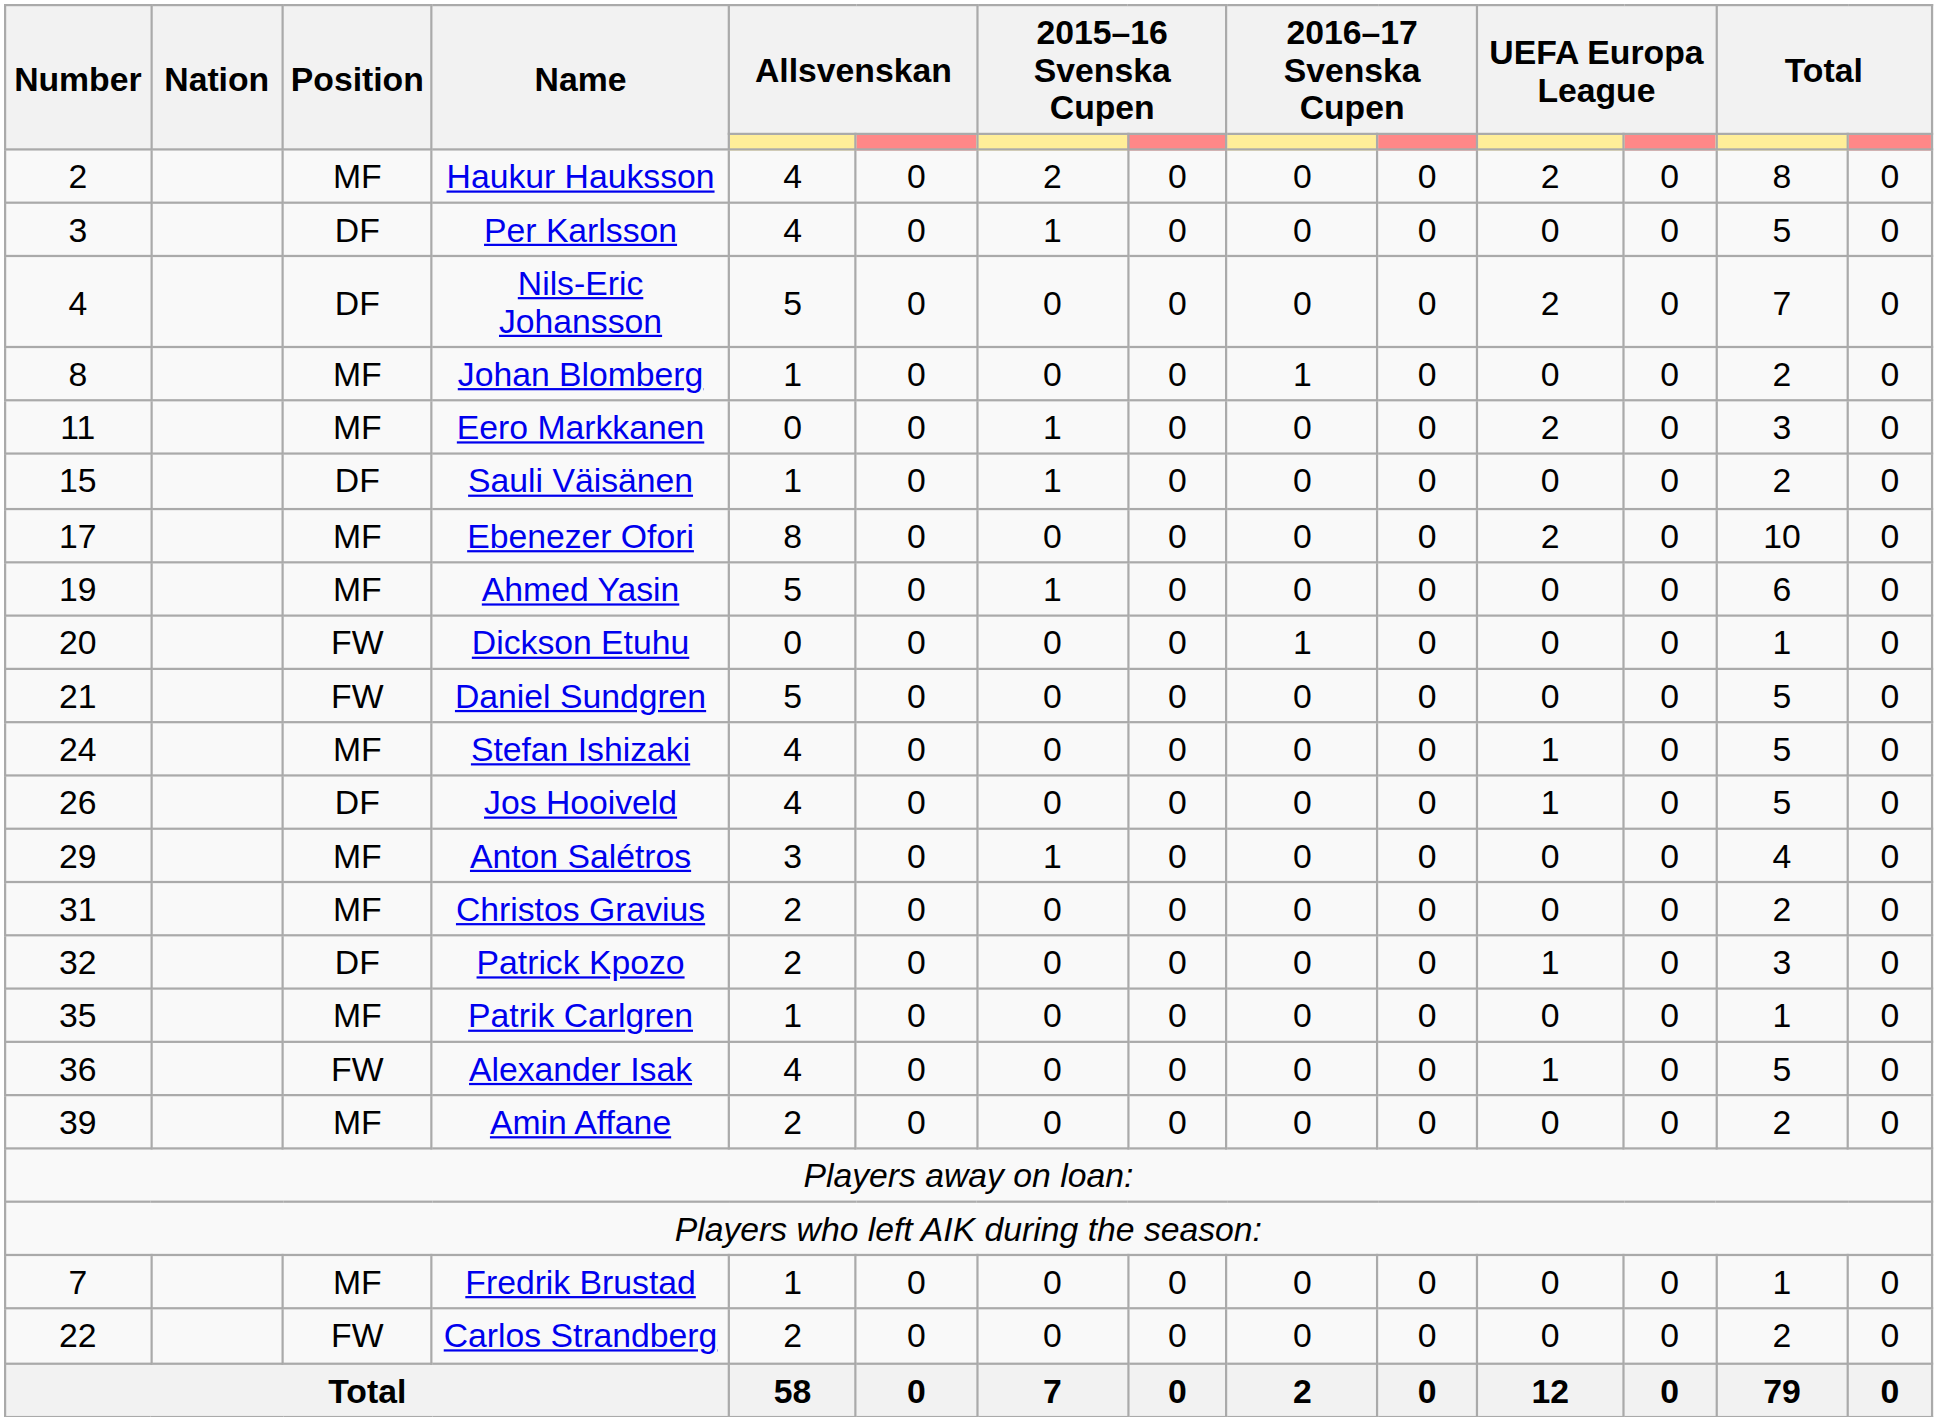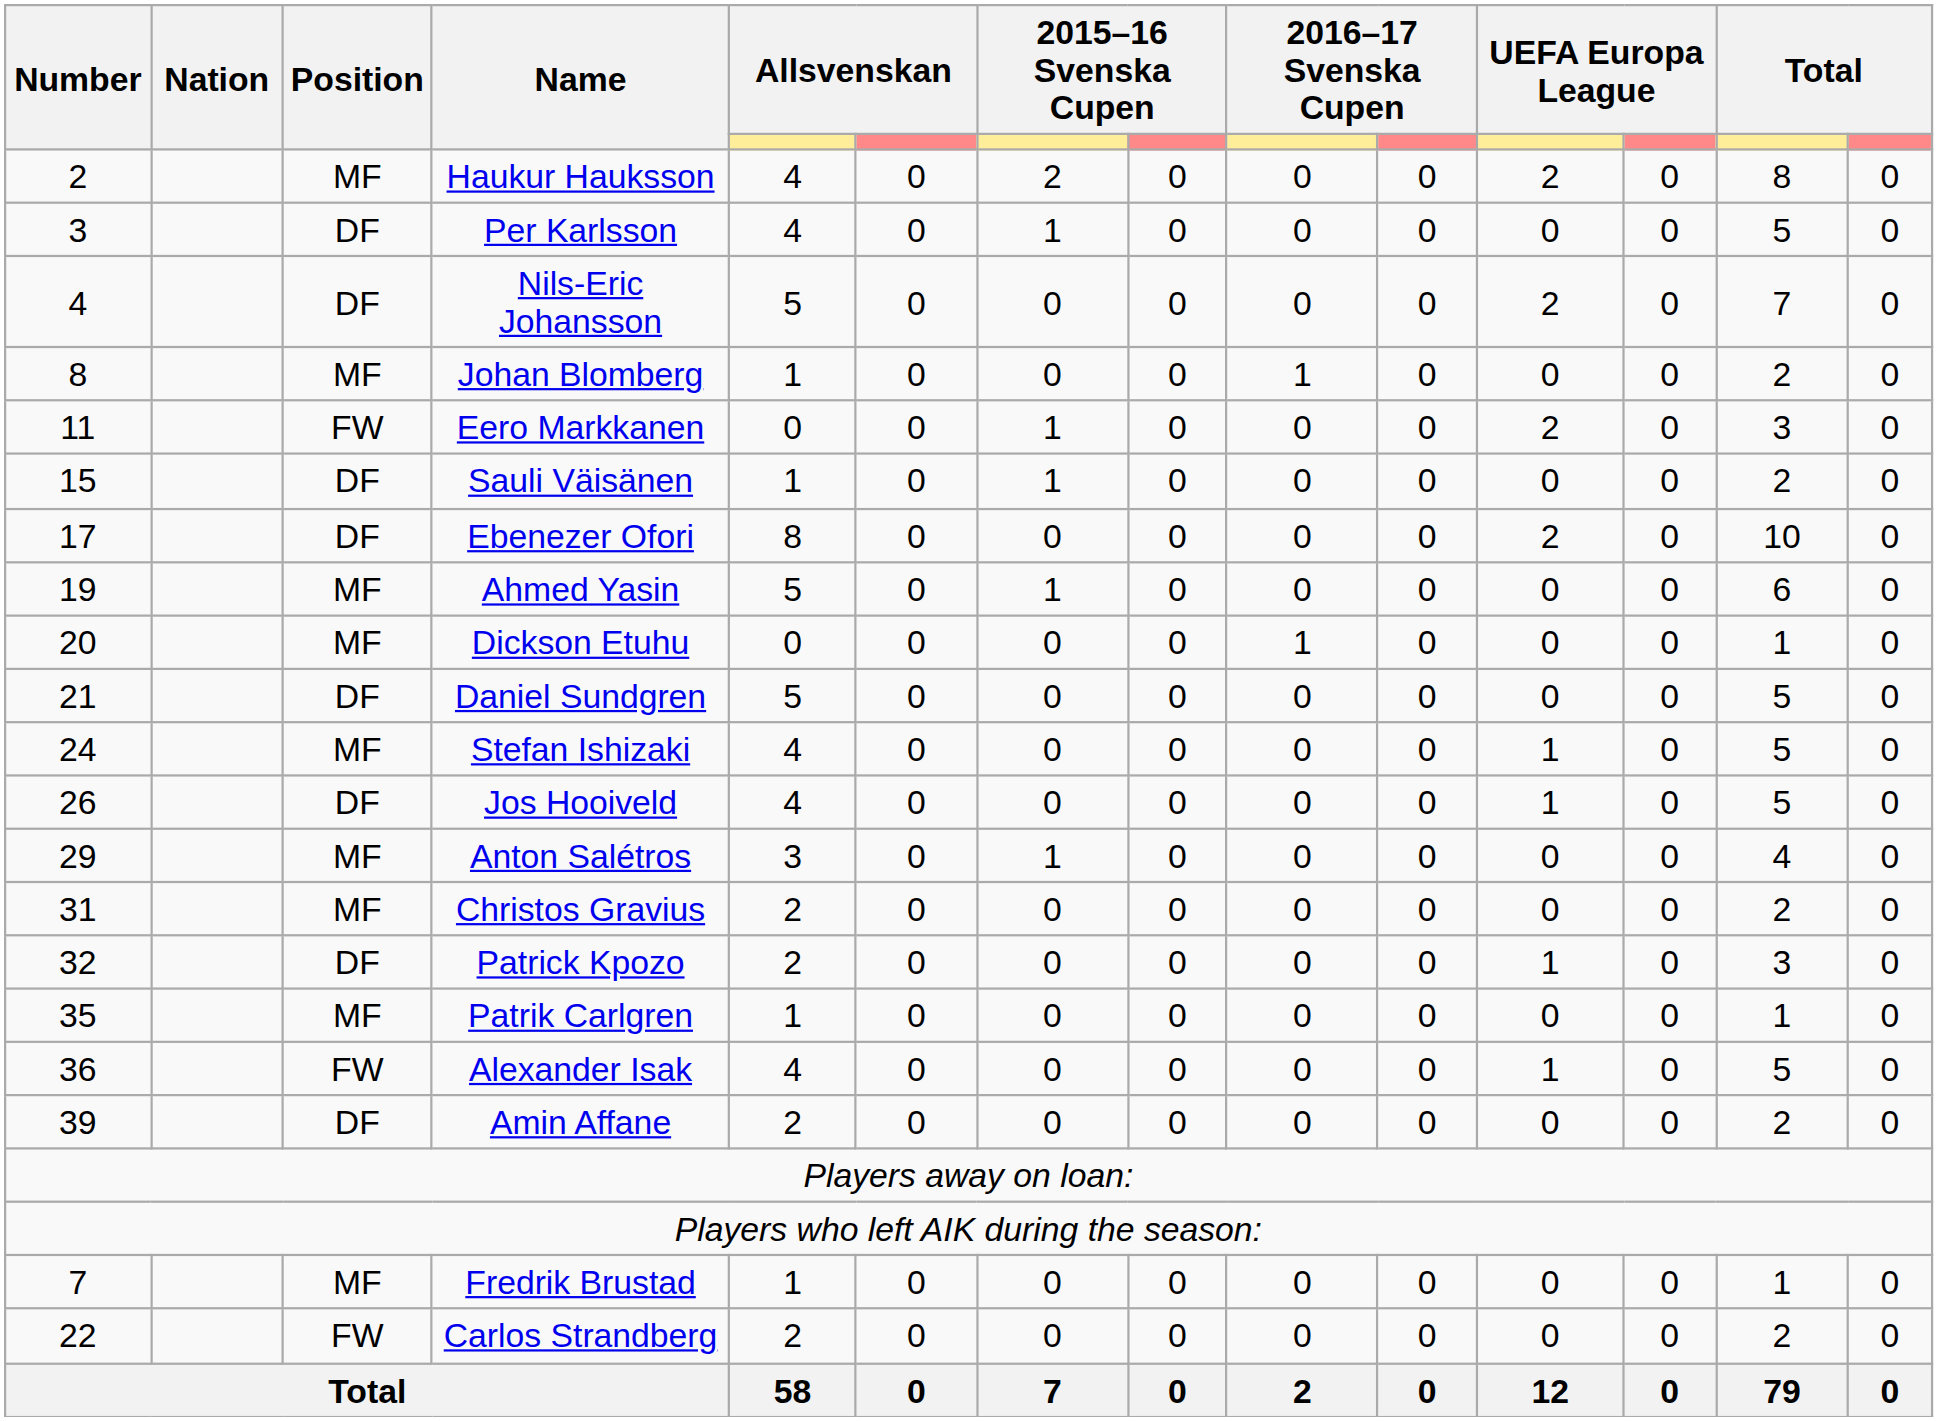(357, 428) MF -> (357, 428) FW
(357, 535) MF -> (357, 535) DF
(357, 642) FW -> (357, 642) MF
(357, 695) FW -> (357, 695) DF
(357, 1122) MF -> (357, 1122) DF
